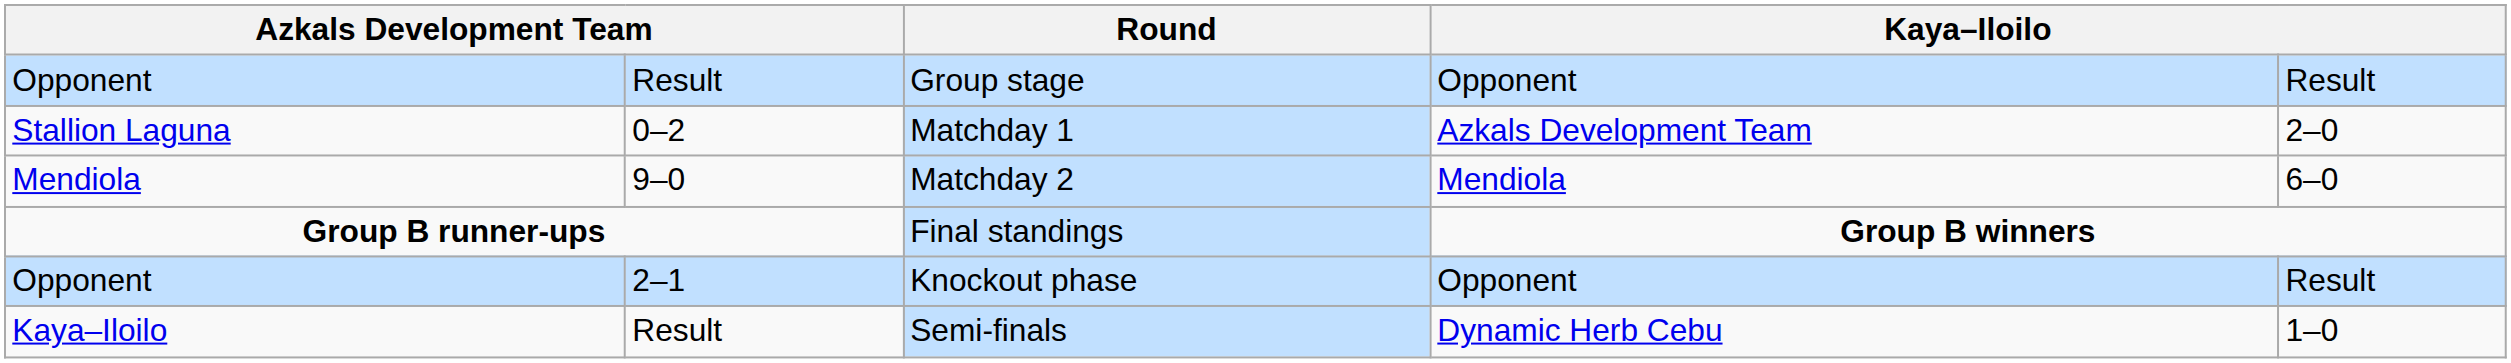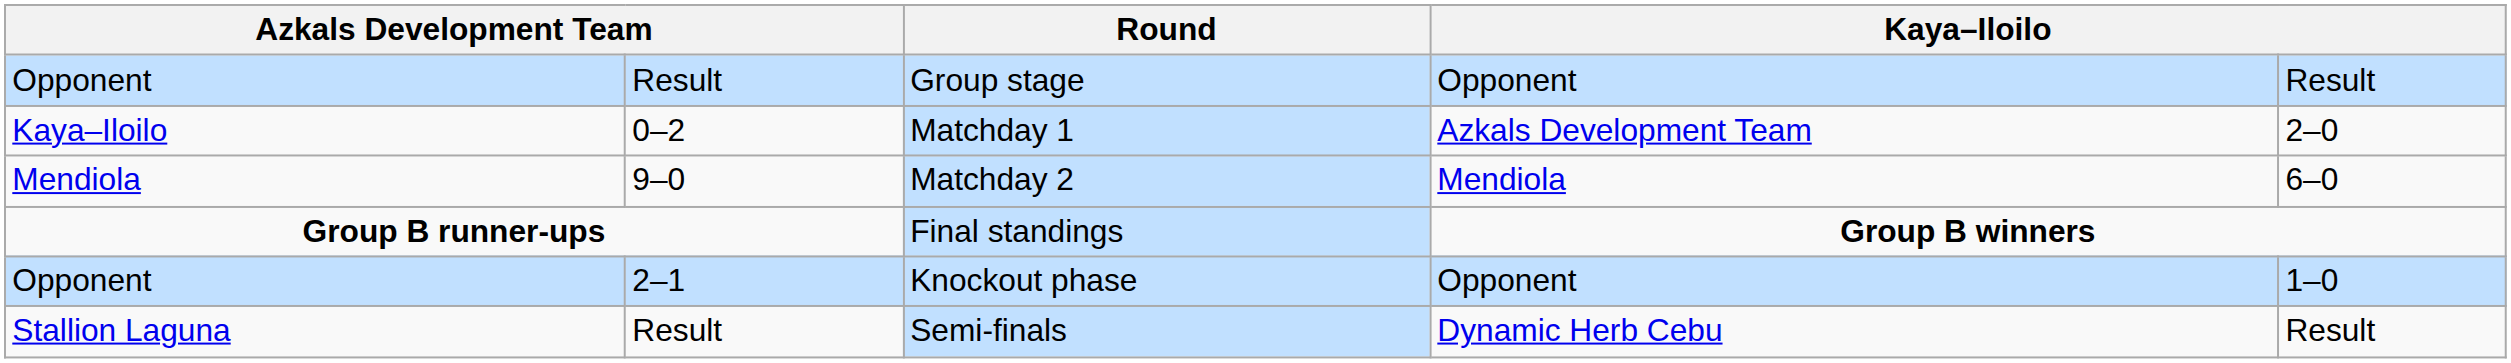(122, 130) Stallion Laguna -> (90, 130) Kaya–Iloilo
(2330, 280) Result -> (2312, 280) 1–0
(90, 331) Kaya–Iloilo -> (122, 331) Stallion Laguna
(2312, 331) 1–0 -> (2330, 331) Result
